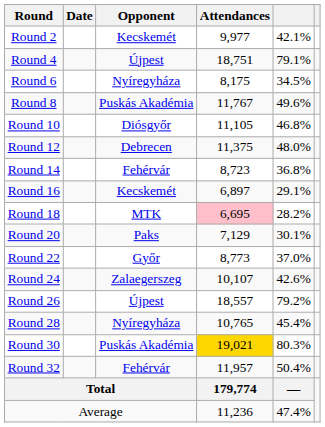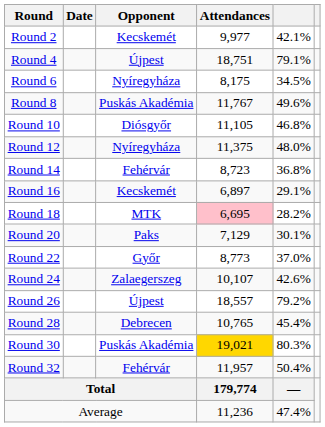(146, 147) Debrecen -> (146, 147) Nyíregyháza
(146, 322) Nyíregyháza -> (146, 322) Debrecen
